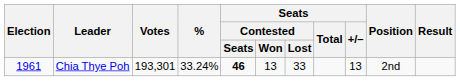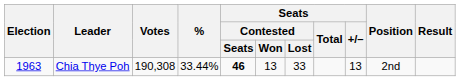(29, 66) 1961 -> (29, 66) 1963
(155, 66) 193,301 -> (155, 66) 190,308
(199, 66) 33.24% -> (199, 66) 33.44%
